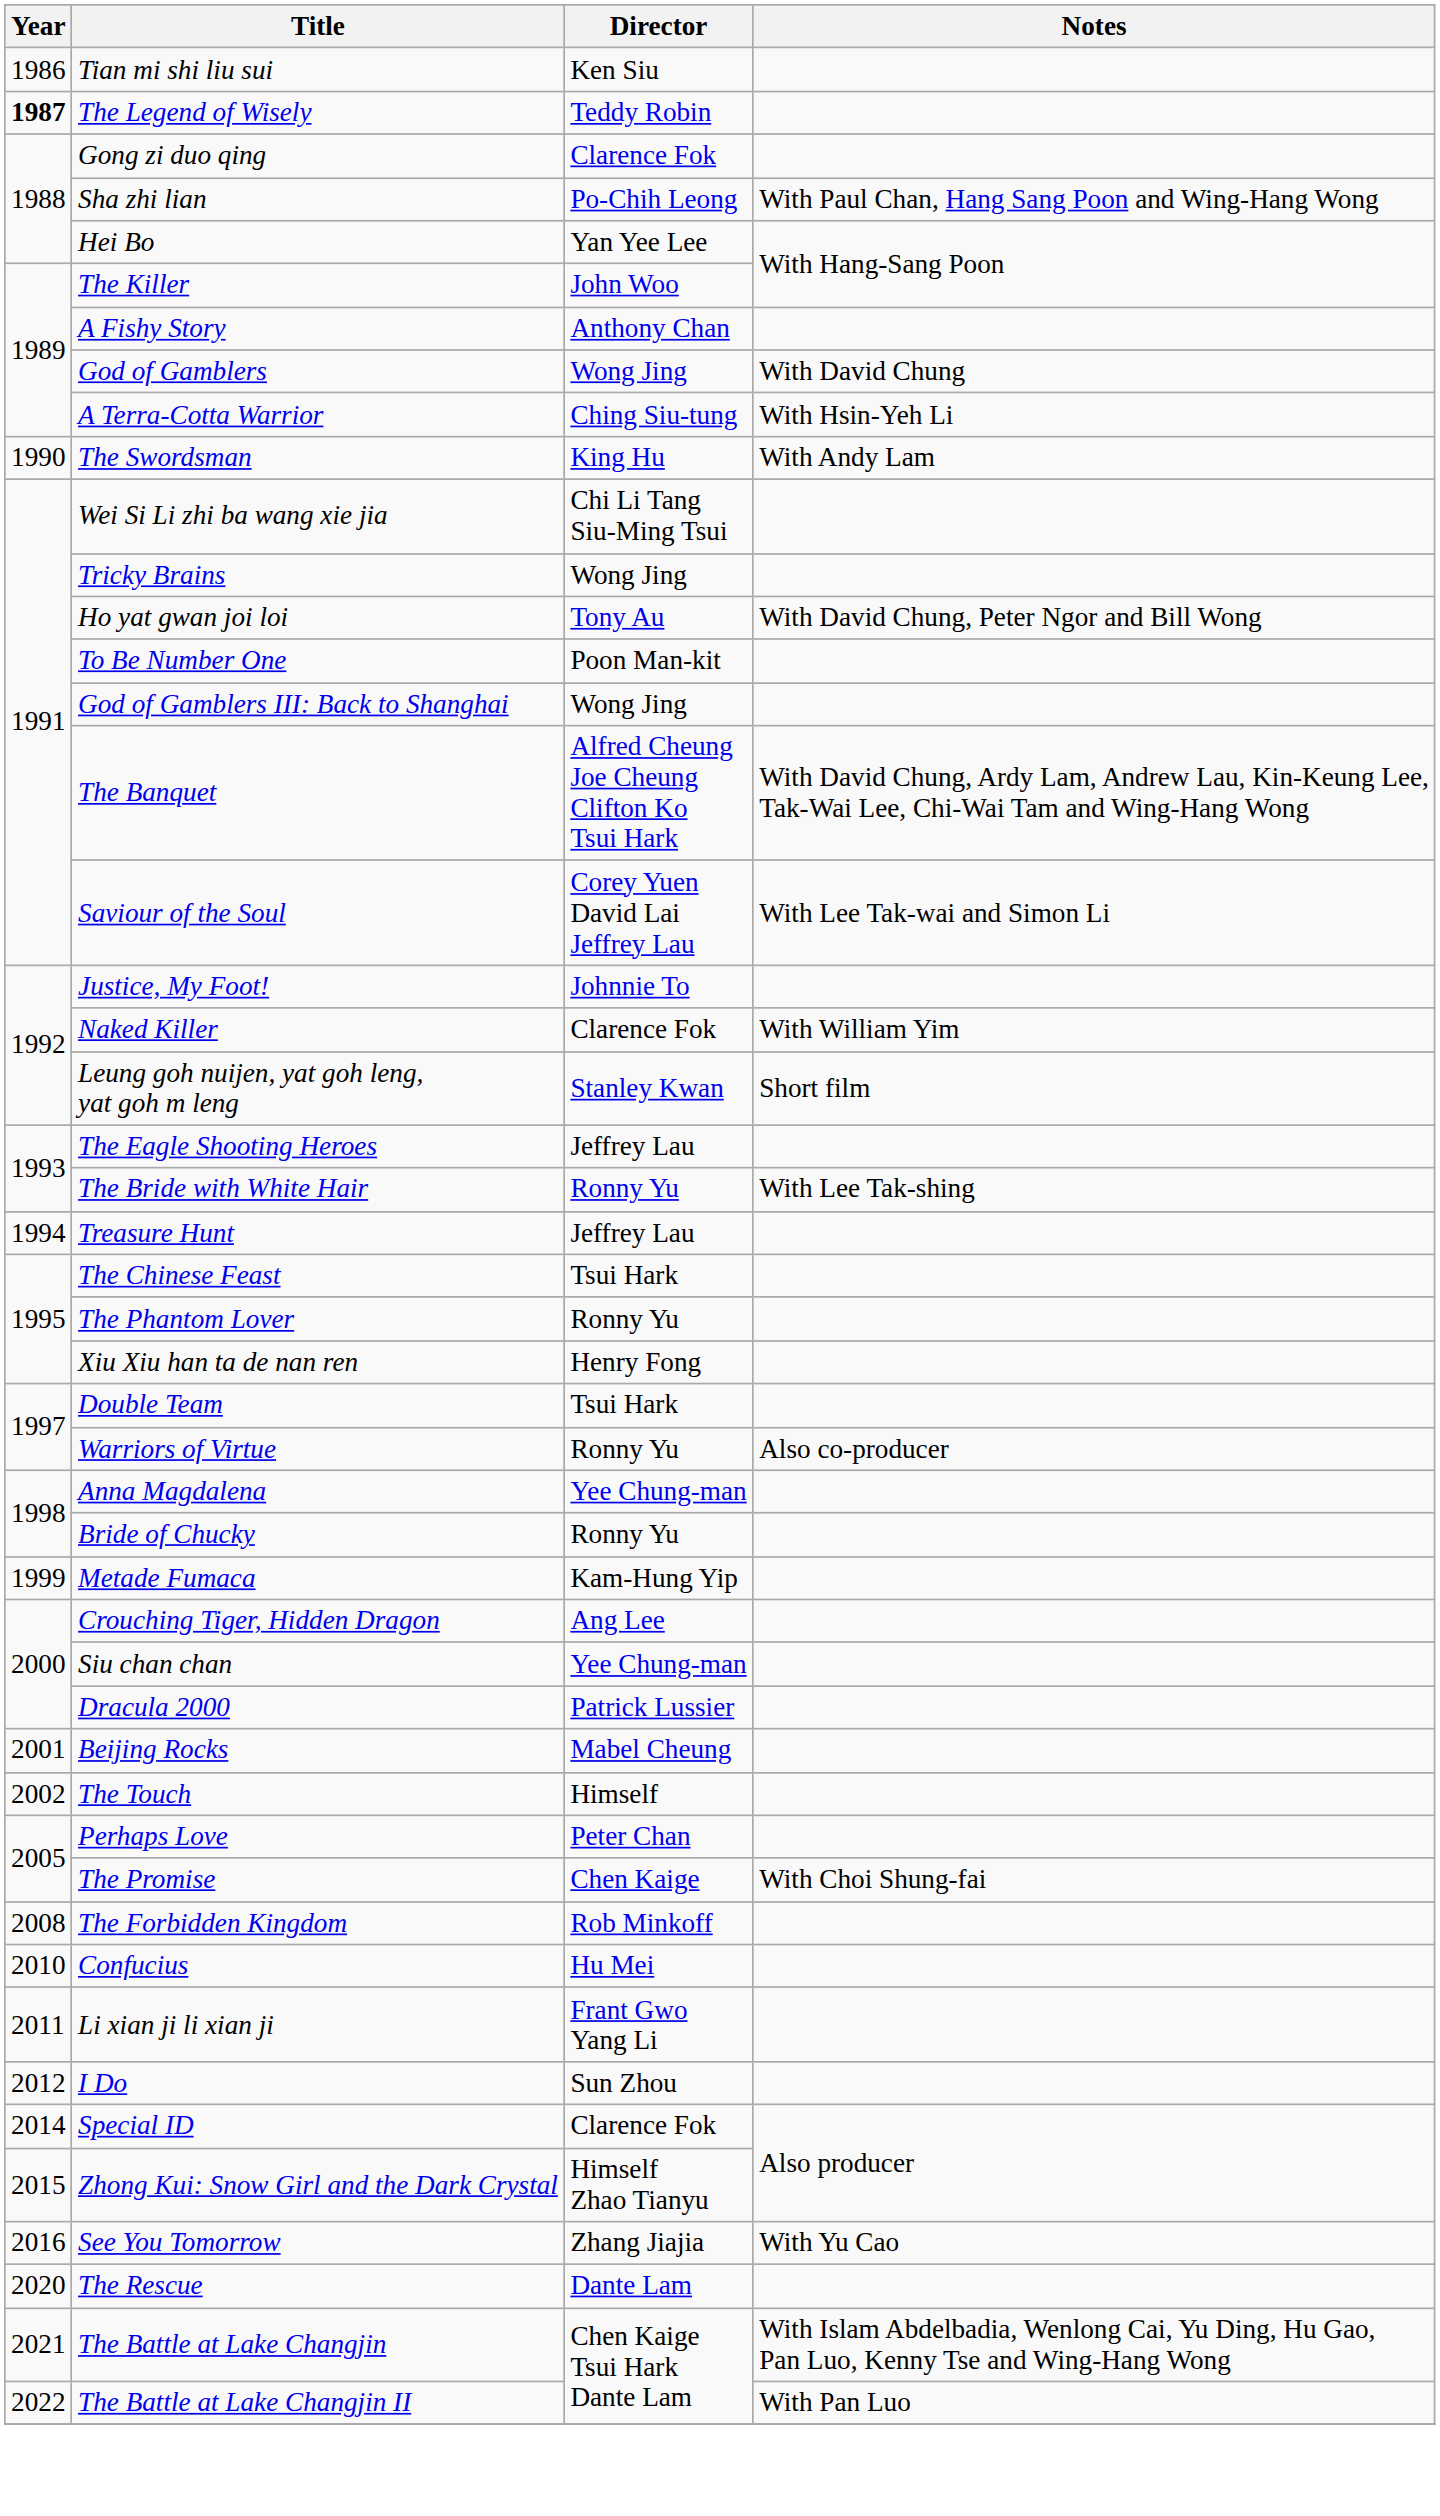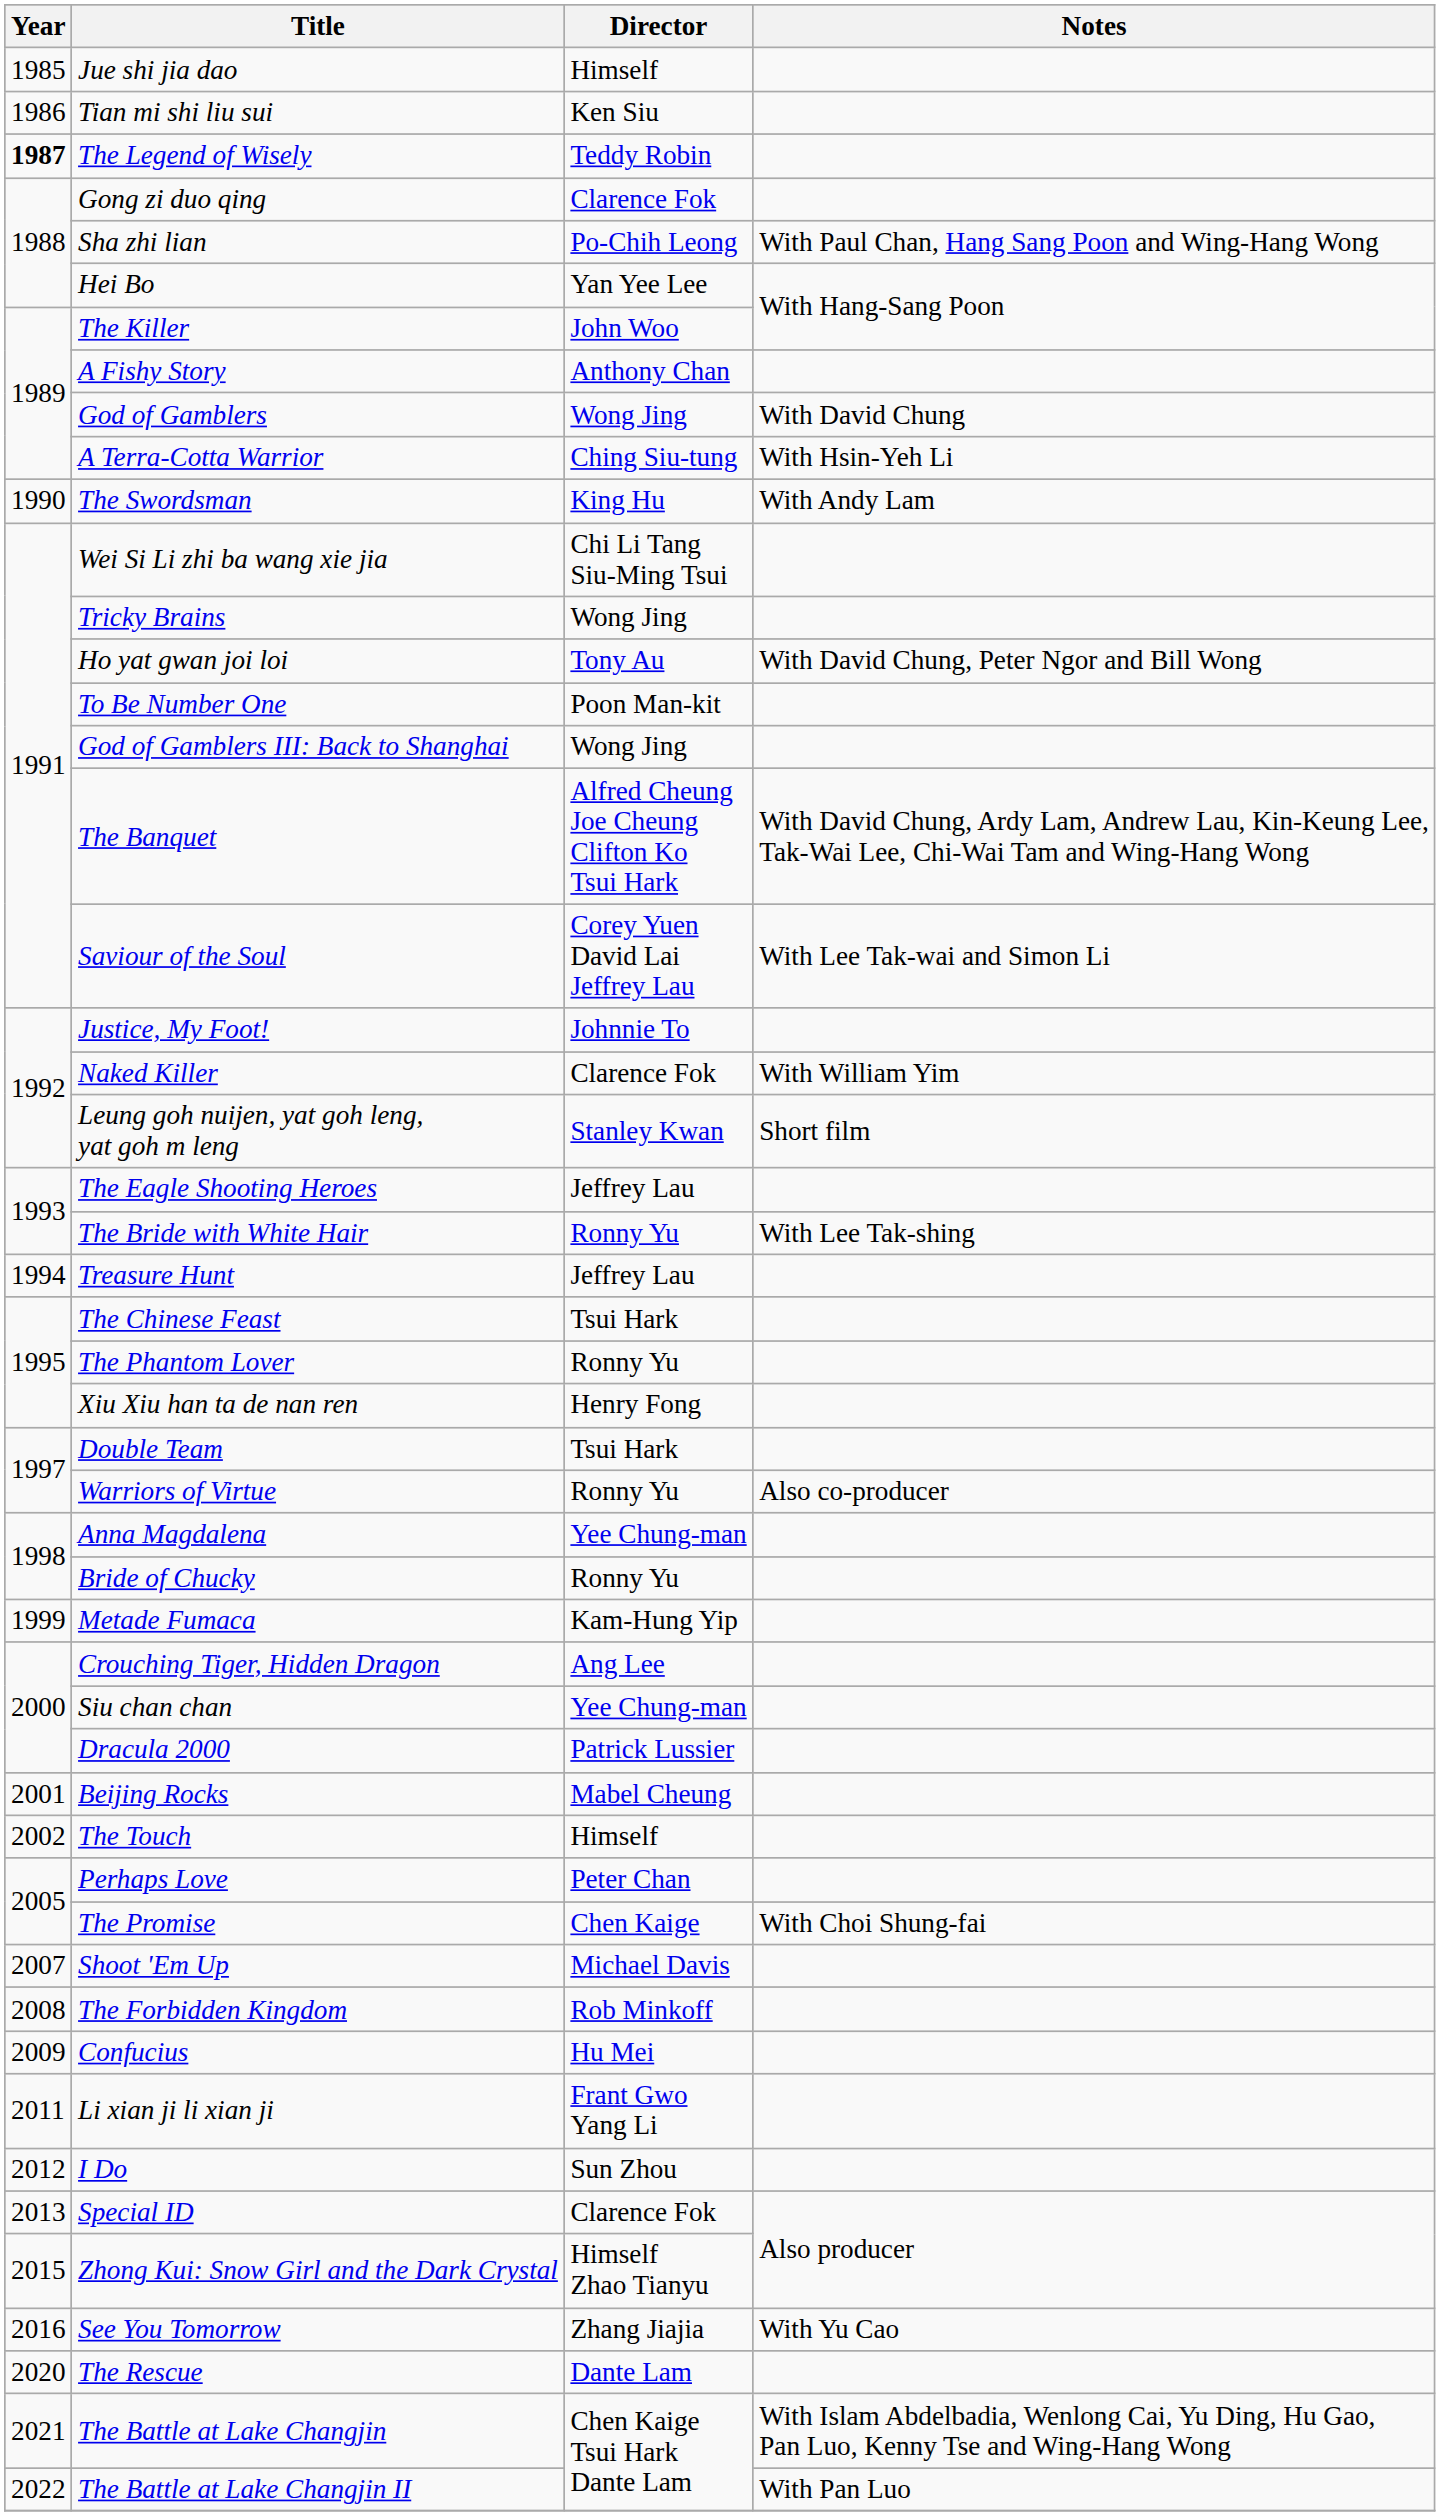+ row: (158, 69)
+ row: (153, 1965)
(38, 1965) 2010 -> (38, 2052) 2009
(38, 2125) 2014 -> (38, 2212) 2013
